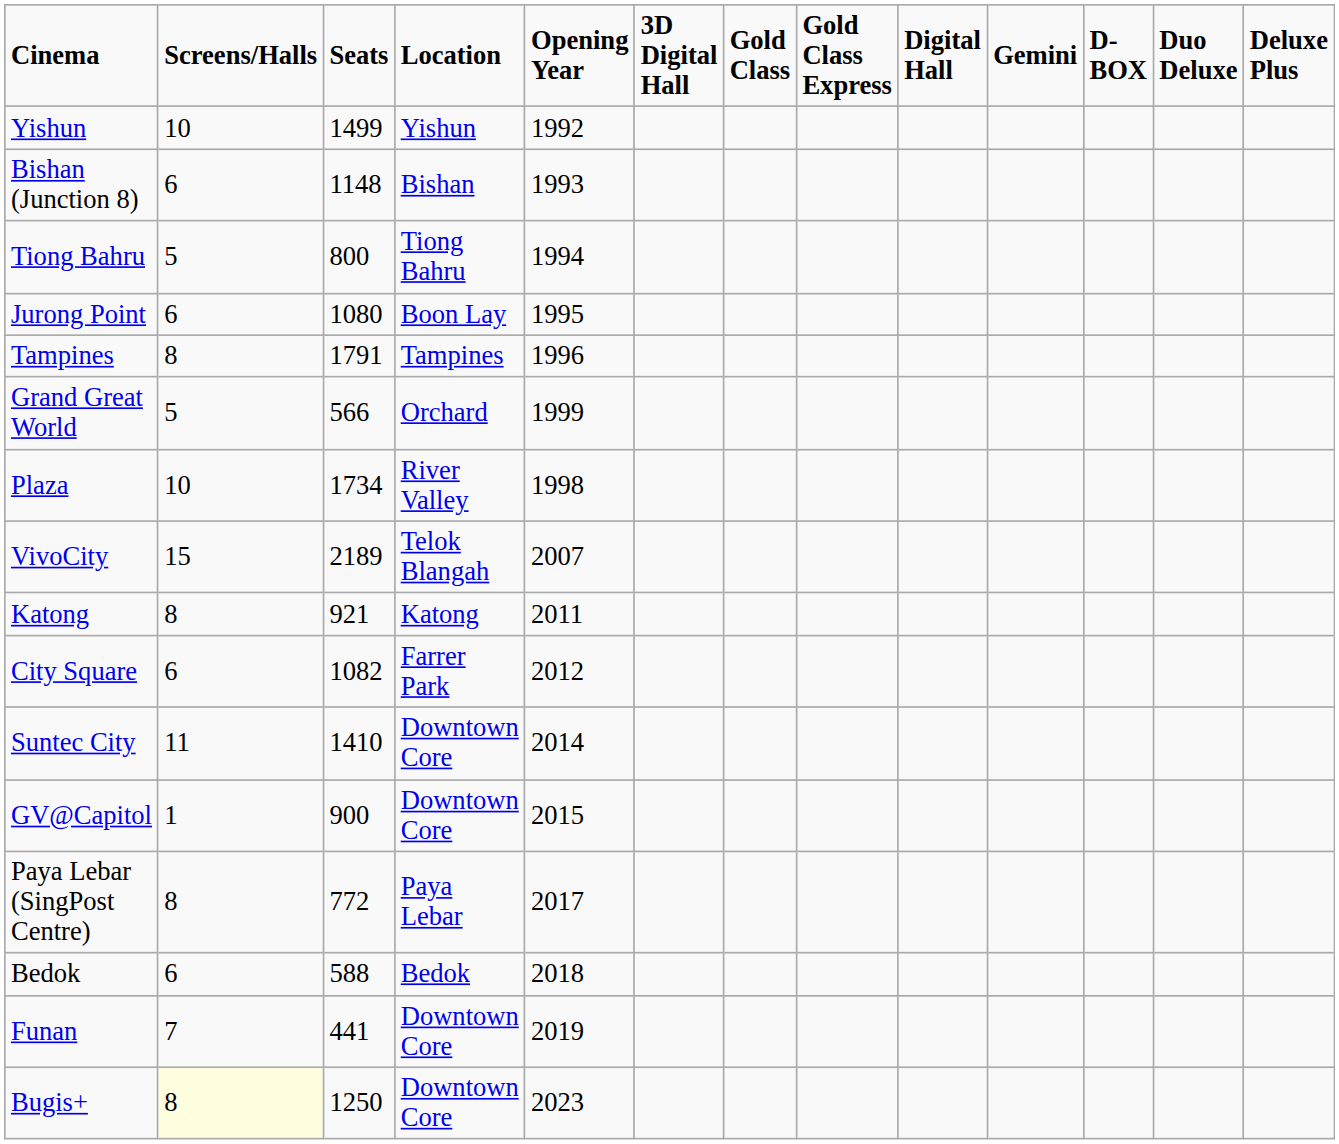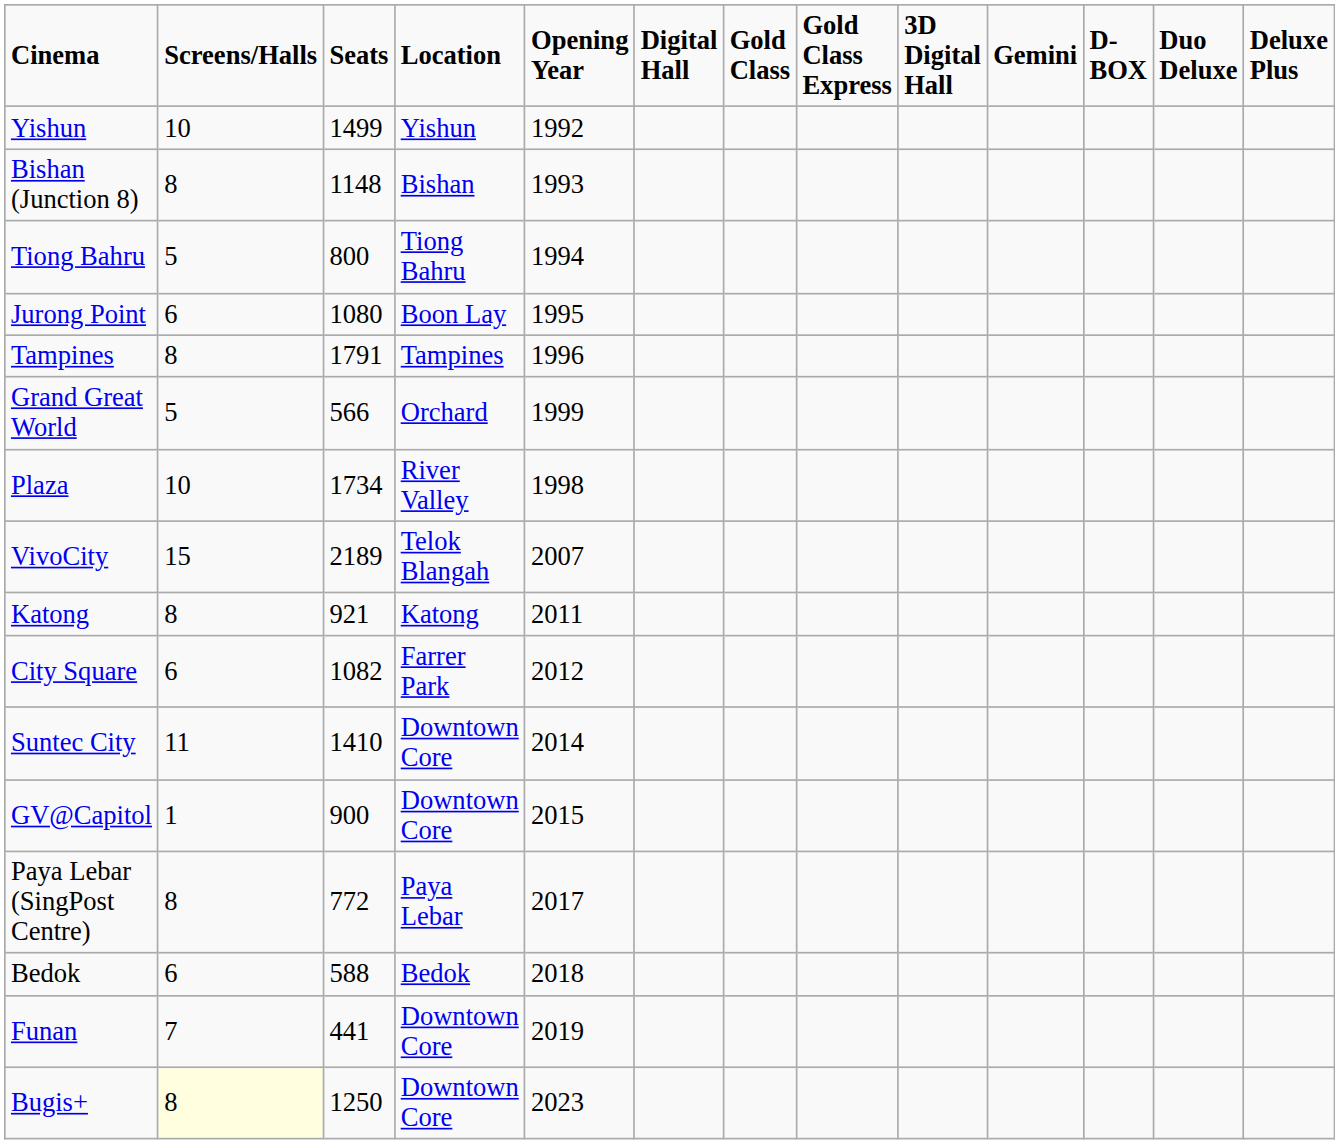columns swapped: (943, 55) <-> (679, 55)
(171, 184) 6 -> (171, 184) 8
